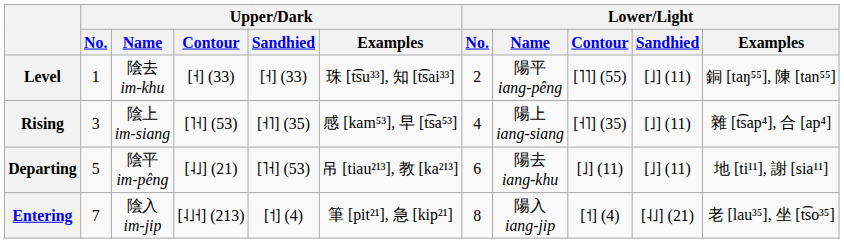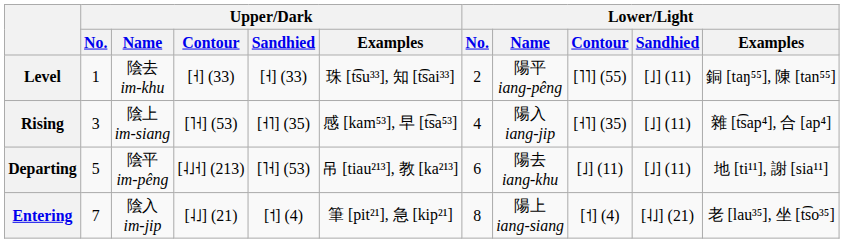(530, 124) 陽上 iang-siang -> (530, 124) 陽入 iang-jip
(211, 169) [˨˩] (21) -> (211, 169) [˨˩˧] (213)
(211, 215) [˨˩˧] (213) -> (211, 215) [˨˩] (21)
(530, 215) 陽入 iang-jip -> (530, 215) 陽上 iang-siang
